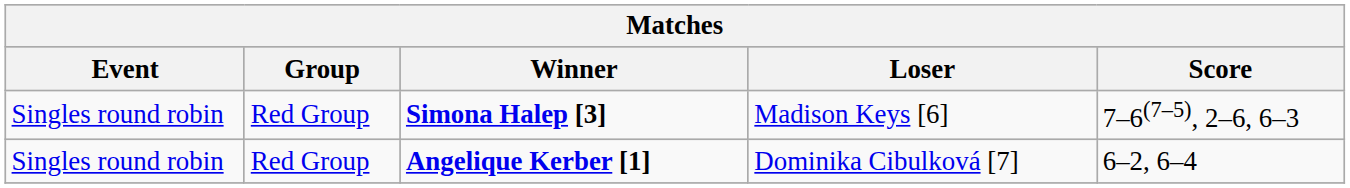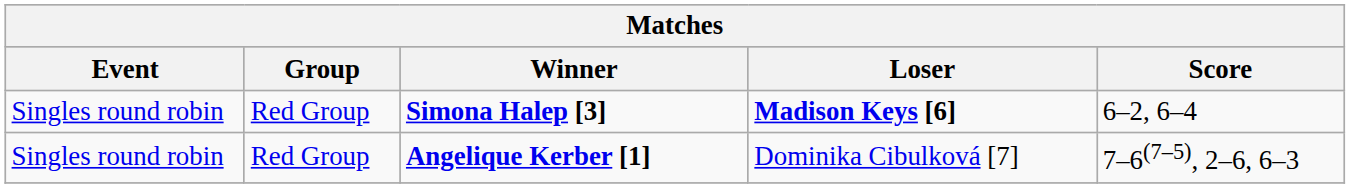(851, 114) normal -> (855, 111) bold
(1201, 114) 7–6(7–5), 2–6, 6–3 -> (1150, 111) 6–2, 6–4
(1150, 160) 6–2, 6–4 -> (1201, 157) 7–6(7–5), 2–6, 6–3
